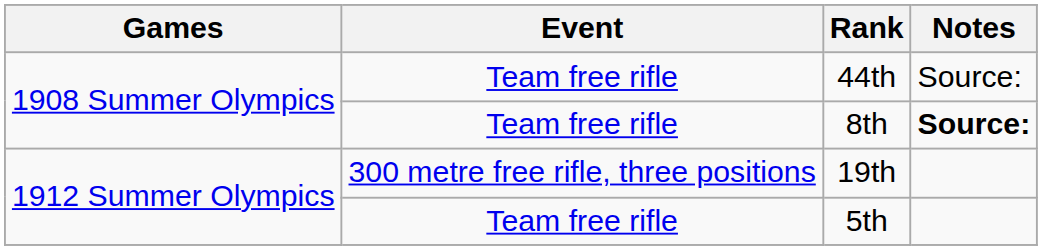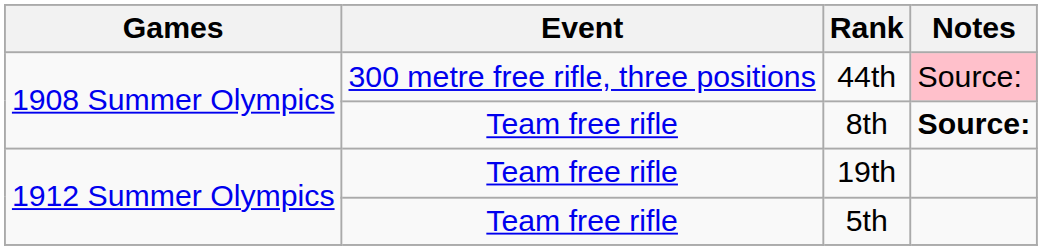(582, 76) Team free rifle -> (582, 76) 300 metre free rifle, three positions
(970, 76) no background -> (970, 76) pink background
(582, 172) 300 metre free rifle, three positions -> (582, 172) Team free rifle
